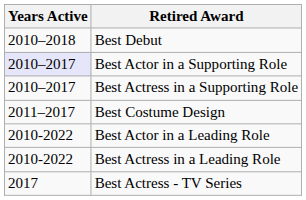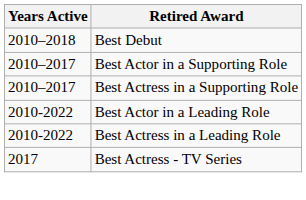(42, 64) lavender background -> (42, 64) no background
- row: (160, 111)
